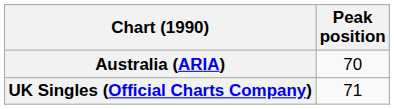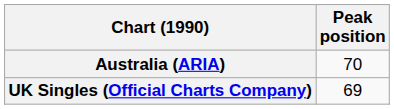(353, 90) 71 -> (353, 90) 69
